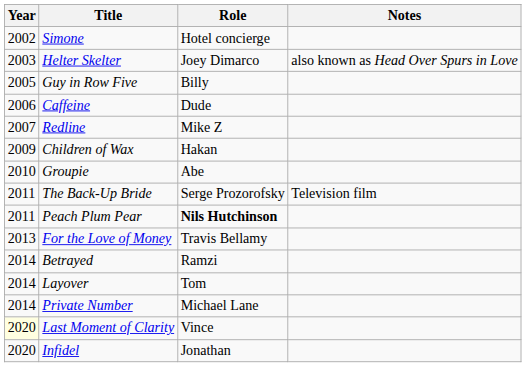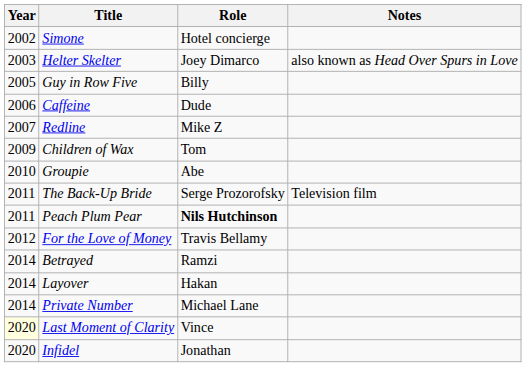(199, 149) Hakan -> (193, 149) Tom
(22, 238) 2013 -> (22, 238) 2012
(193, 283) Tom -> (199, 283) Hakan
